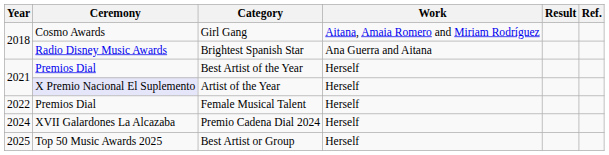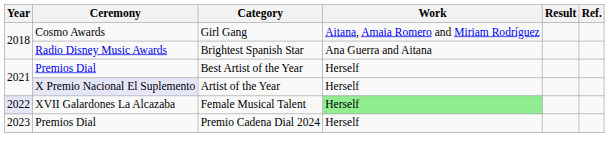(19, 104) no background -> (19, 104) lavender background
(66, 104) Premios Dial -> (105, 104) XVII Galardones La Alcazaba
(342, 104) no background -> (342, 104) lightgreen background
(19, 123) 2024 -> (19, 123) 2023
(105, 123) XVII Galardones La Alcazaba -> (66, 123) Premios Dial
- row: (248, 141)
